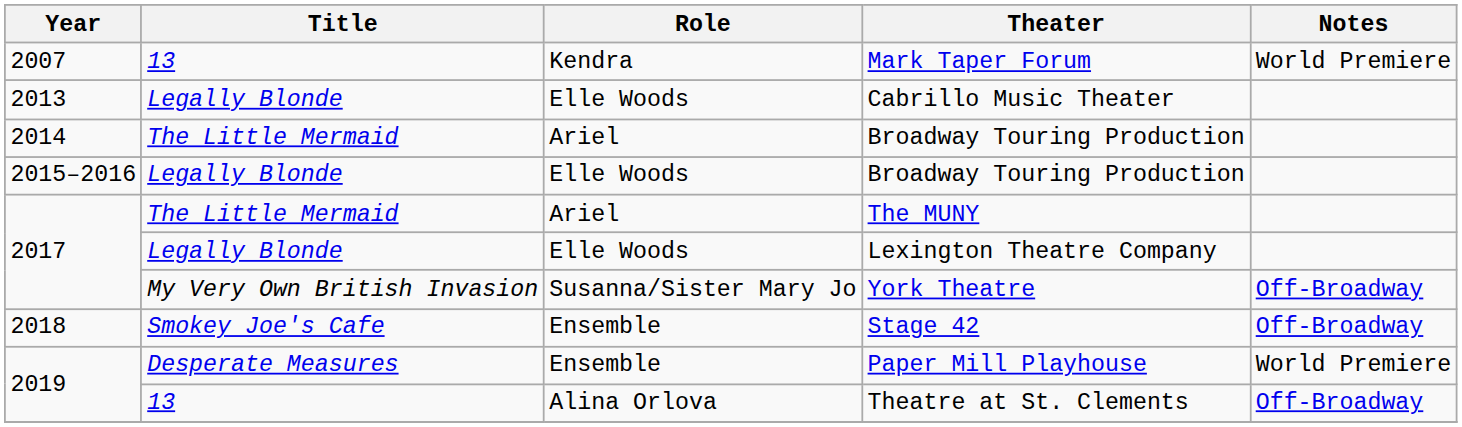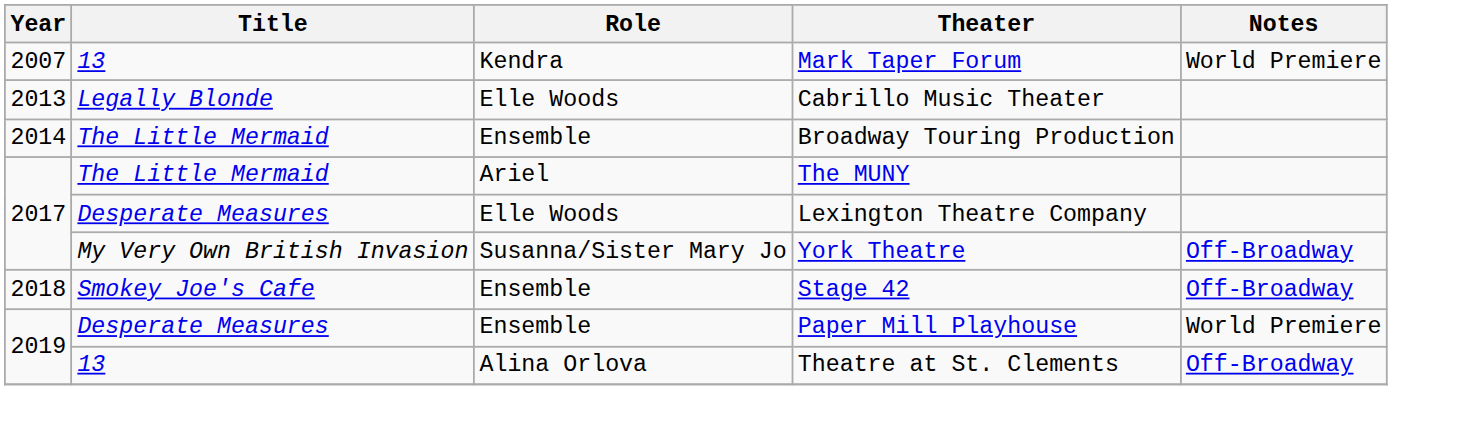(584, 138) Ariel -> (535, 138) Ensemble
- row: (73, 176)
(245, 251) Legally Blonde -> (203, 213) Desperate Measures
